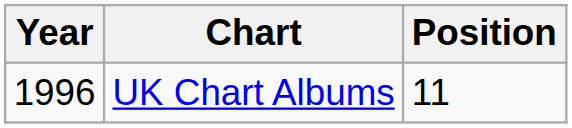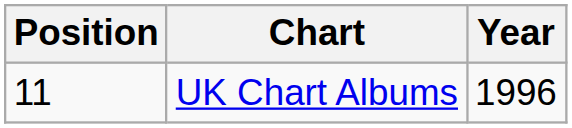columns swapped: (55, 33) <-> (484, 33)
